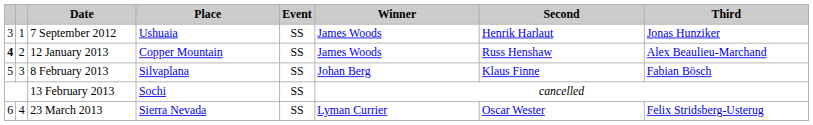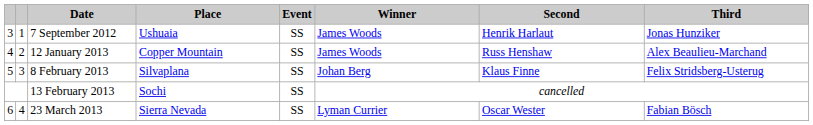(10, 52) bold -> (10, 52) normal
(679, 71) Fabian Bösch -> (705, 71) Felix Stridsberg-Usterug
(705, 110) Felix Stridsberg-Usterug -> (679, 110) Fabian Bösch
